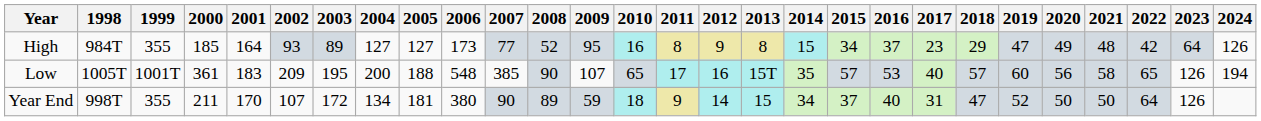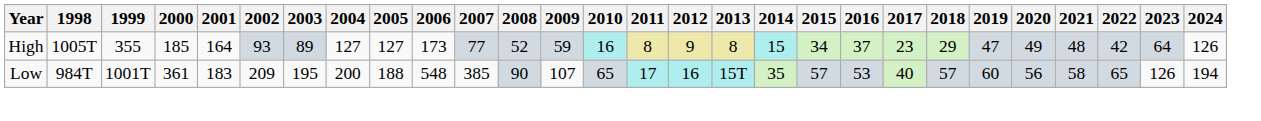(104, 45) 984T -> (74, 45) 1005T
(592, 45) 95 -> (562, 45) 59
(104, 73) 1005T -> (74, 73) 984T
- row: (41, 101)
